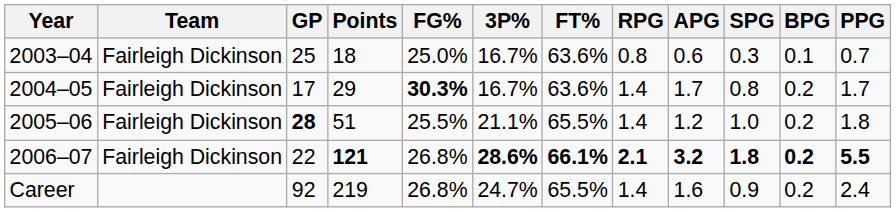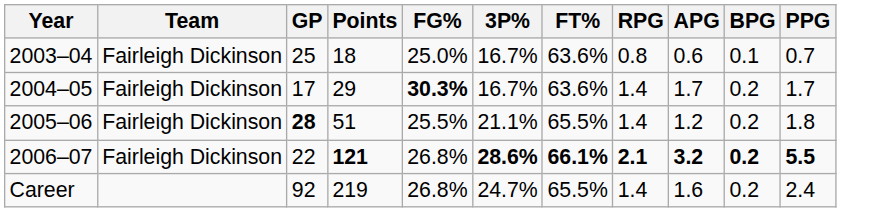- column: (752, 21)
